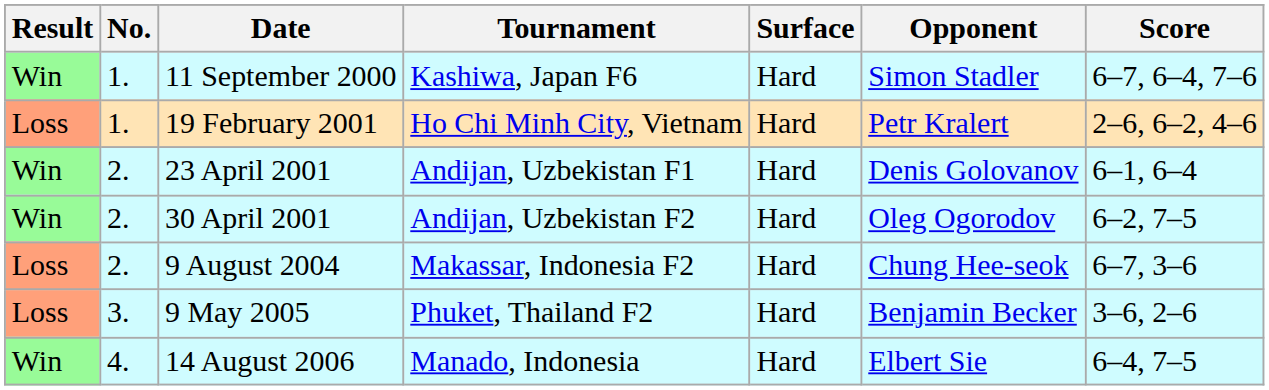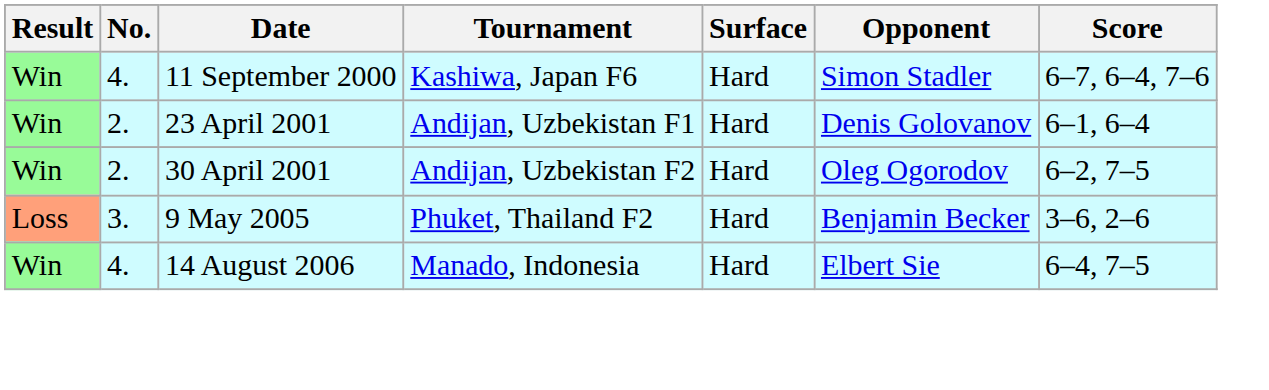(118, 75) 1. -> (118, 75) 4.
- row: (271, 123)
- row: (252, 265)
